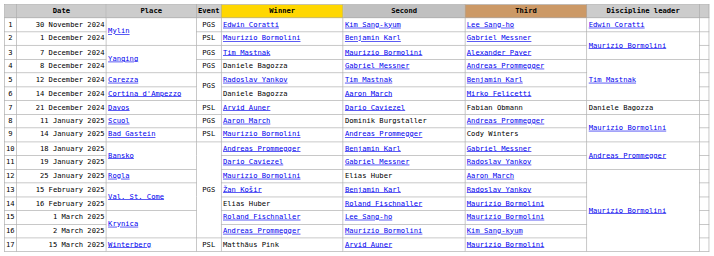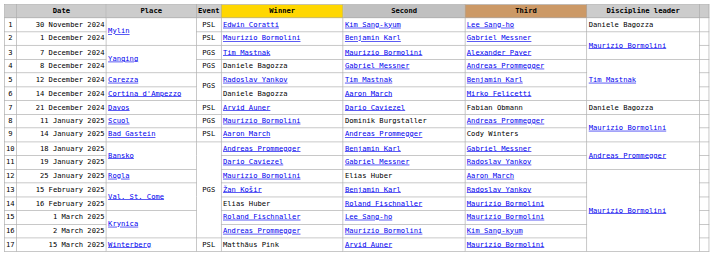(209, 25) PGS -> (209, 25) PSL
(617, 25) Edwin Coratti -> (621, 25) Daniele Bagozza
(247, 121) Aaron March -> (262, 121) Maurizio Bormolini
(262, 135) Maurizio Bormolini -> (247, 135) Aaron March
